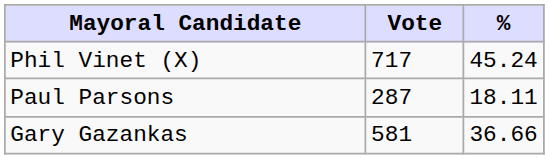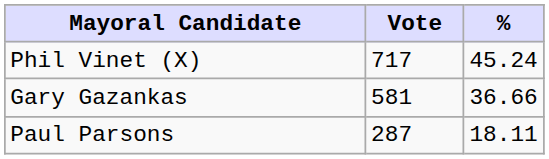rows swapped: (99, 135) <-> (92, 98)
